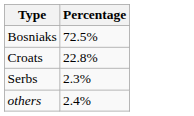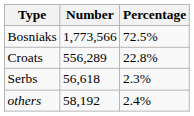+ column: (90, 15)
